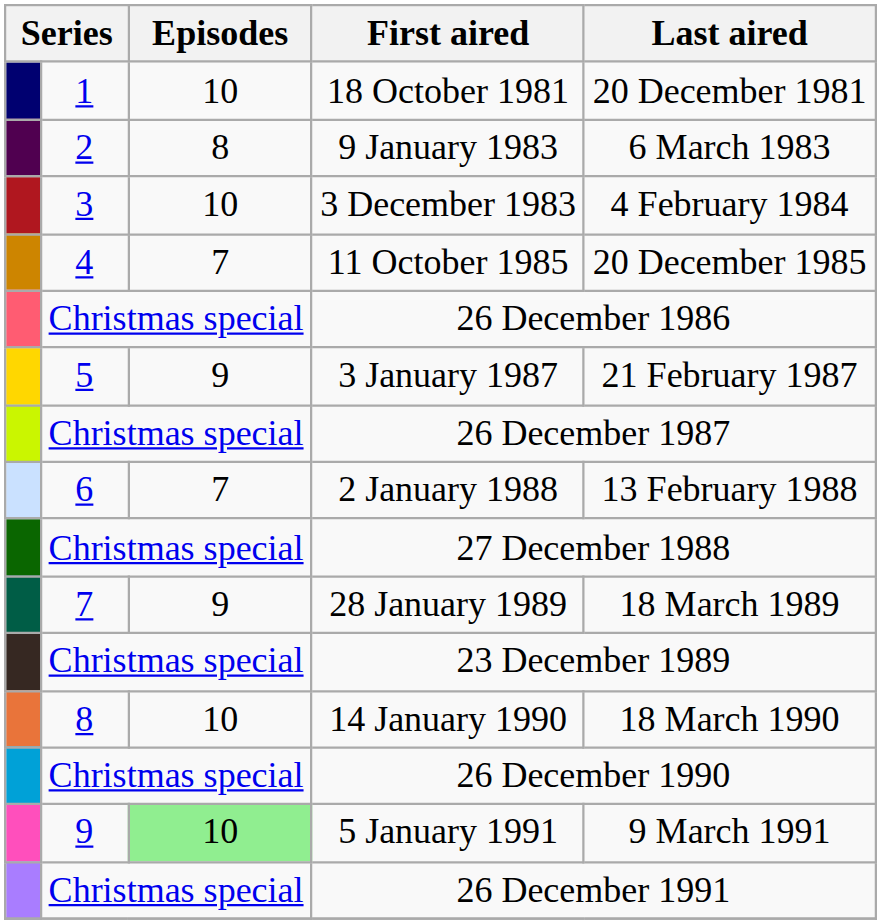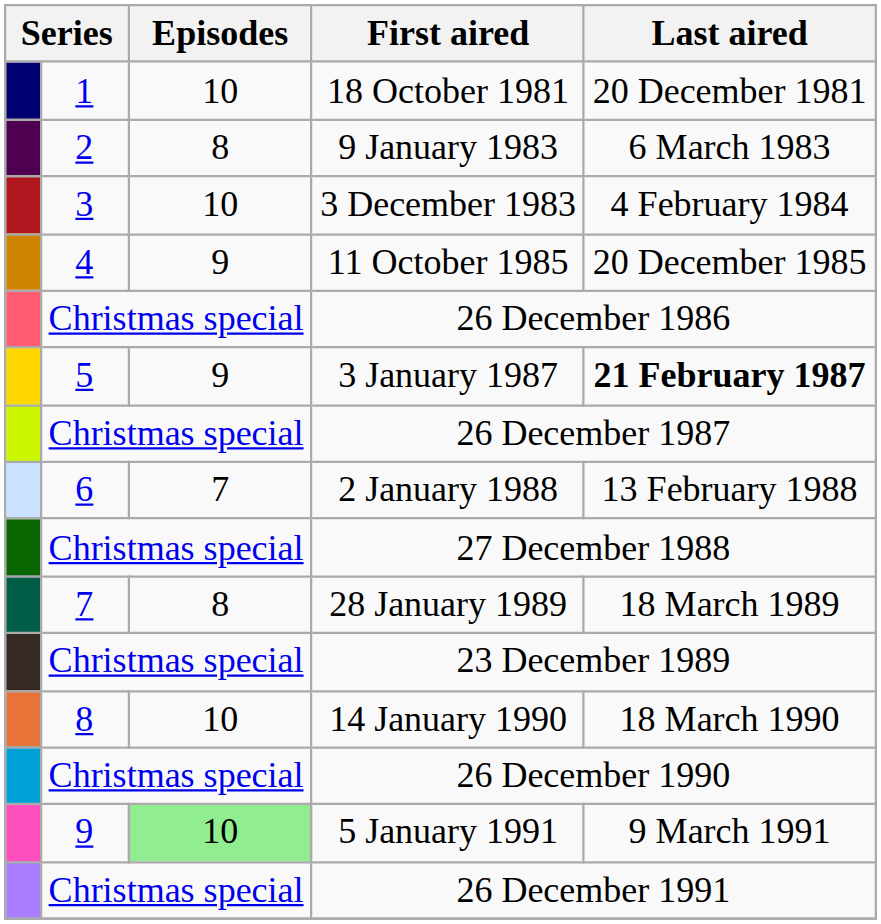(220, 261) 7 -> (220, 261) 9
(730, 375) normal -> (730, 375) bold
(220, 603) 9 -> (220, 603) 8
